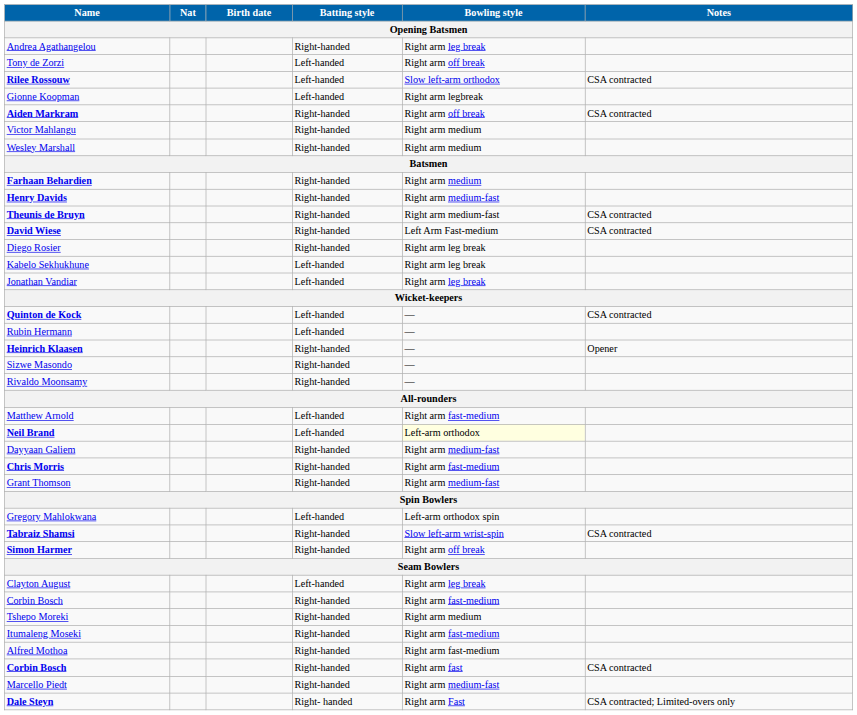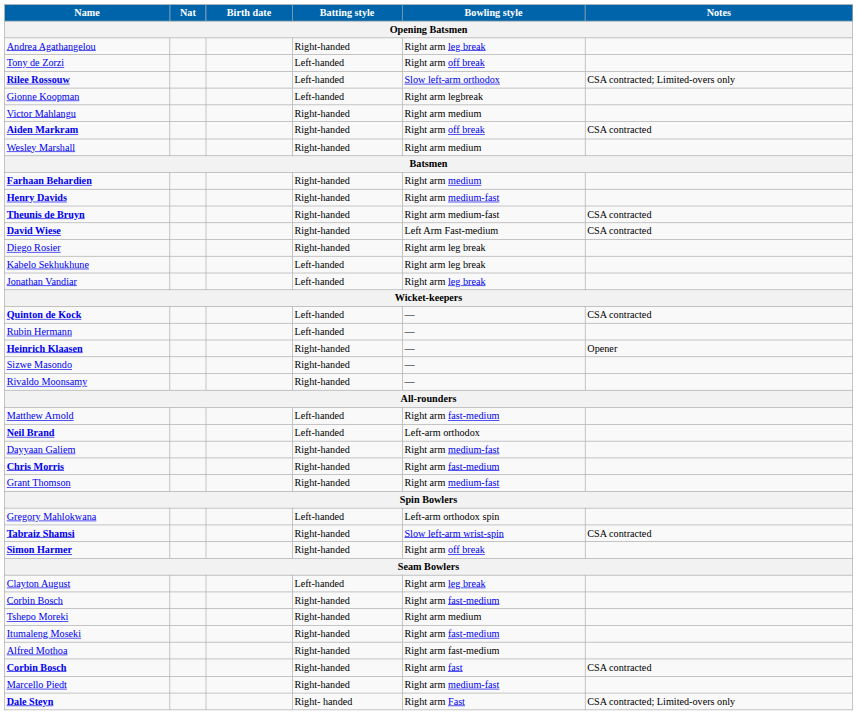(619, 80) CSA contracted -> (661, 80) CSA contracted; Limited-overs only
rows swapped: (41, 130) <-> (42, 113)
(442, 432) lightyellow background -> (442, 432) no background
